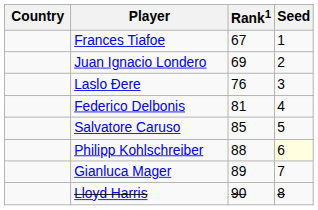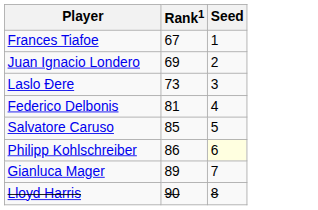- column: (38, 17)
(239, 84) 76 -> (172, 84) 73
(239, 150) 88 -> (172, 150) 86
